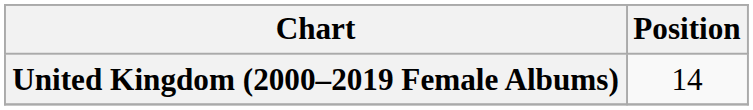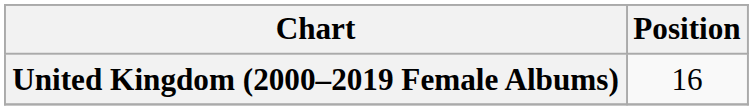(687, 78) 14 -> (687, 78) 16
